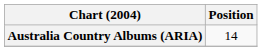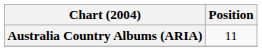(231, 35) 14 -> (231, 35) 11
